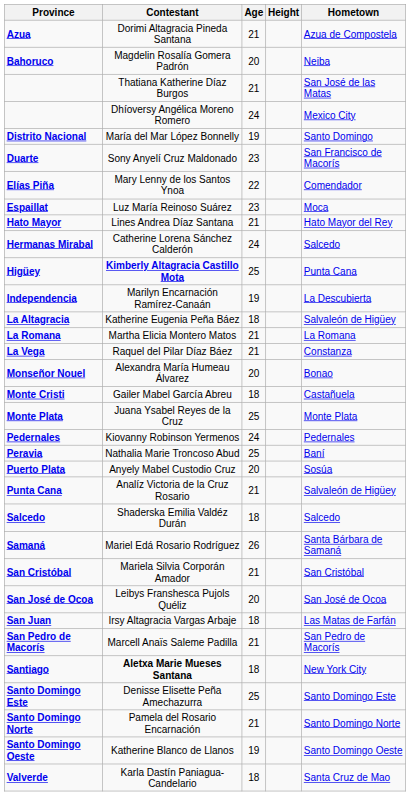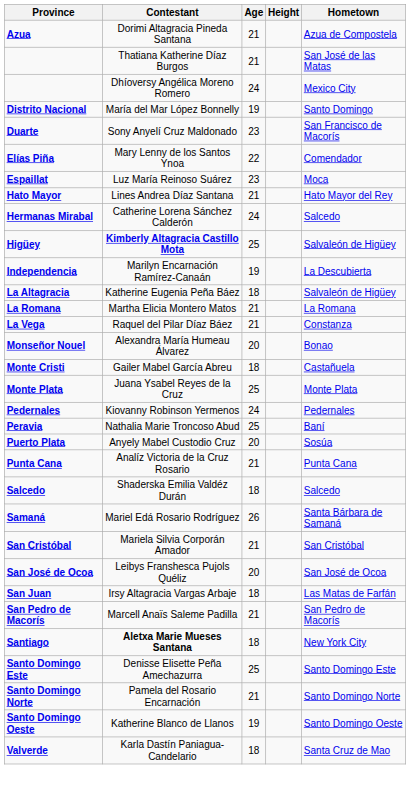- row: (172, 61)
(330, 271) Punta Cana -> (350, 244) Salvaleón de Higüey
(350, 491) Salvaleón de Higüey -> (330, 464) Punta Cana
